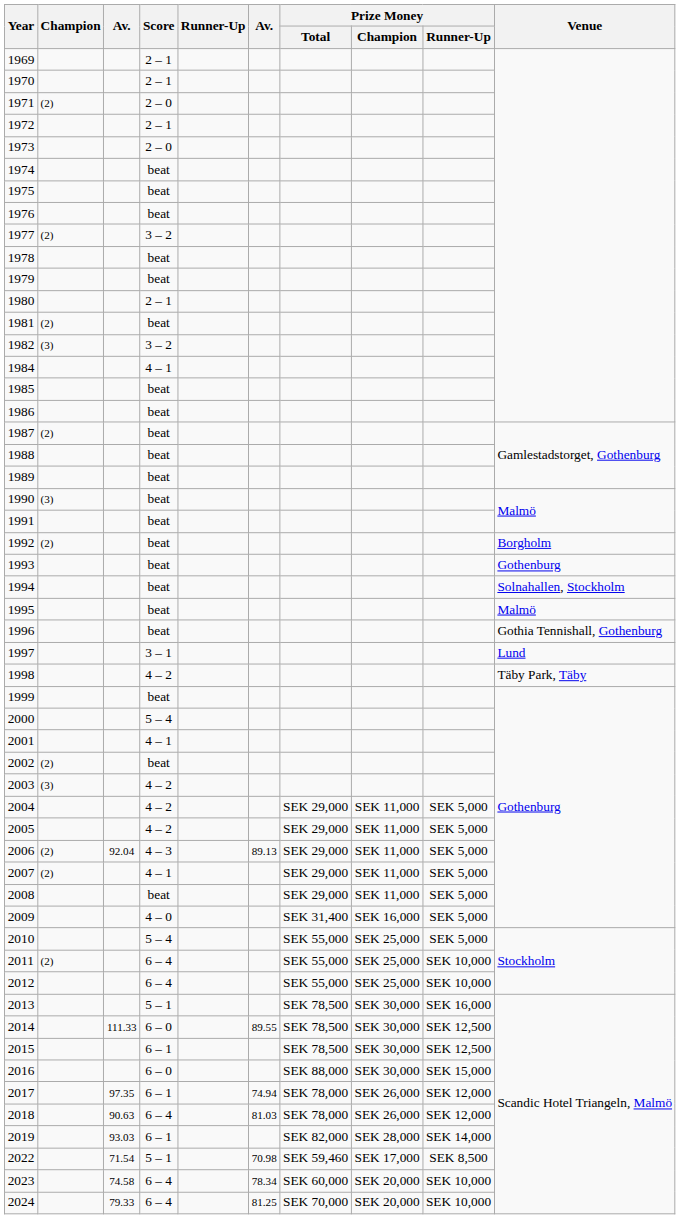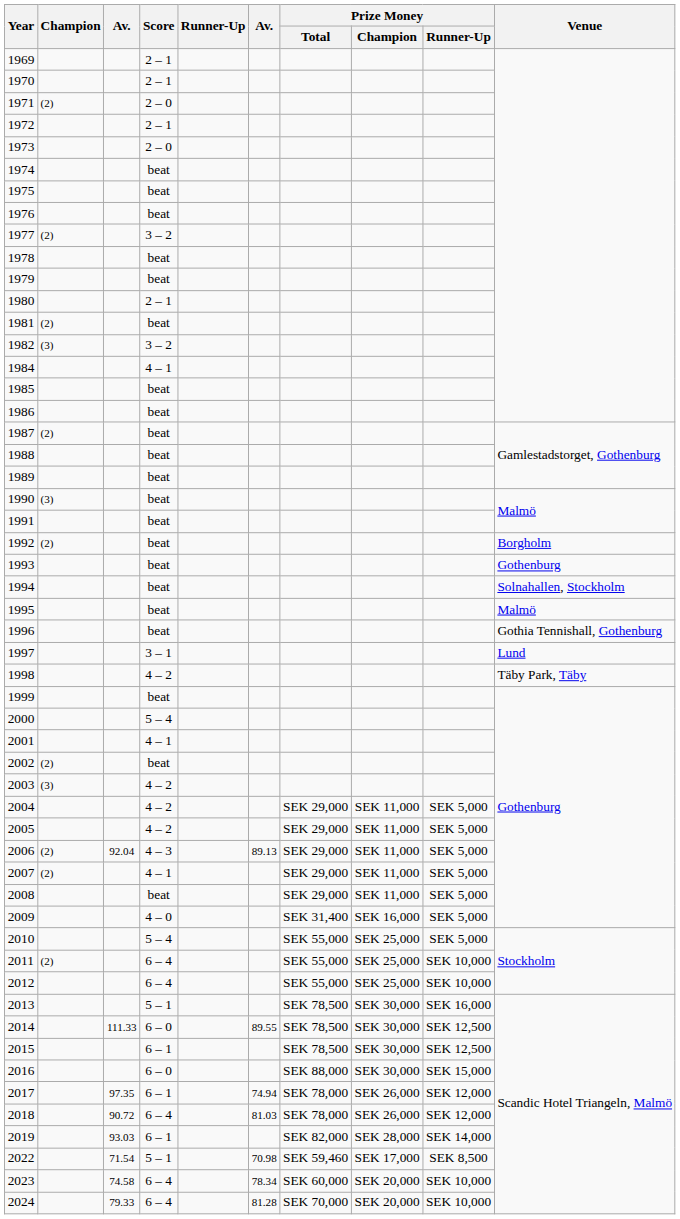(122, 1115) 90.63 -> (122, 1115) 90.72
(264, 1202) 81.25 -> (264, 1202) 81.28
